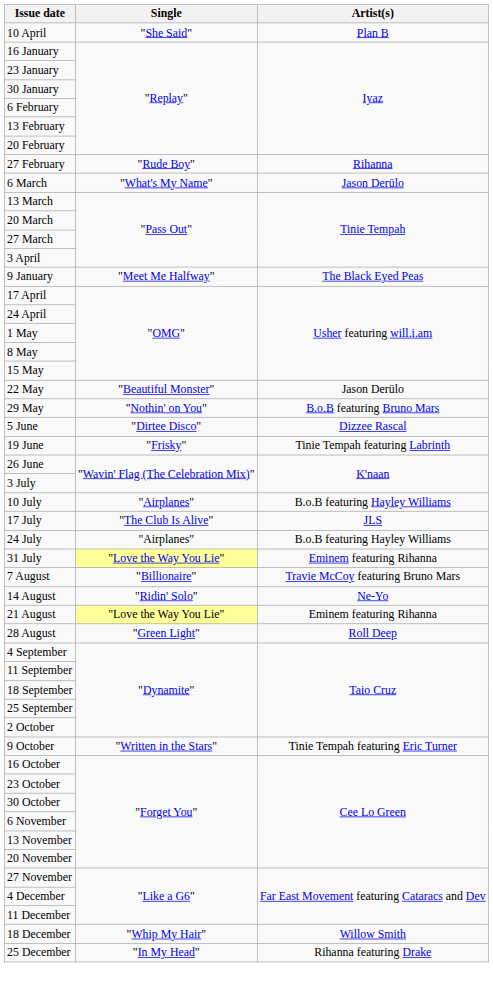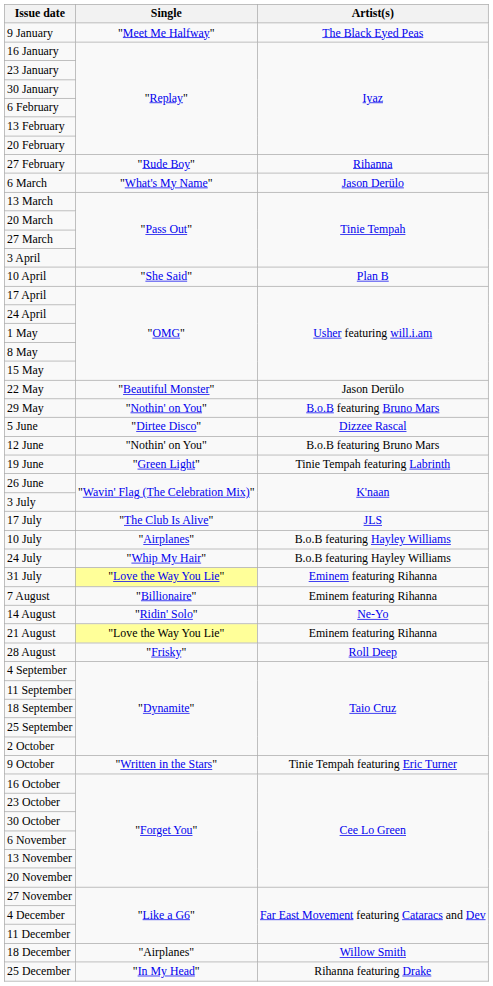rows swapped: (30, 276) <-> (27, 32)
+ row: (25, 445)
(166, 445) "Frisky" -> (166, 464) "Green Light"
rows swapped: (24, 502) <-> (24, 520)
(166, 539) "Airplanes" -> (166, 558) "Whip My Hair"
(373, 577) Travie McCoy featuring Bruno Mars -> (373, 595) Eminem featuring Rihanna
(166, 633) "Green Light" -> (166, 652) "Frisky"
(166, 933) "Whip My Hair" -> (166, 952) "Airplanes"
